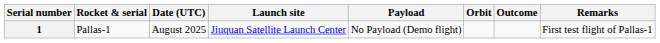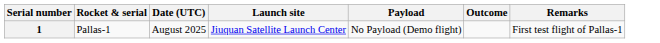- column: (479, 12)
